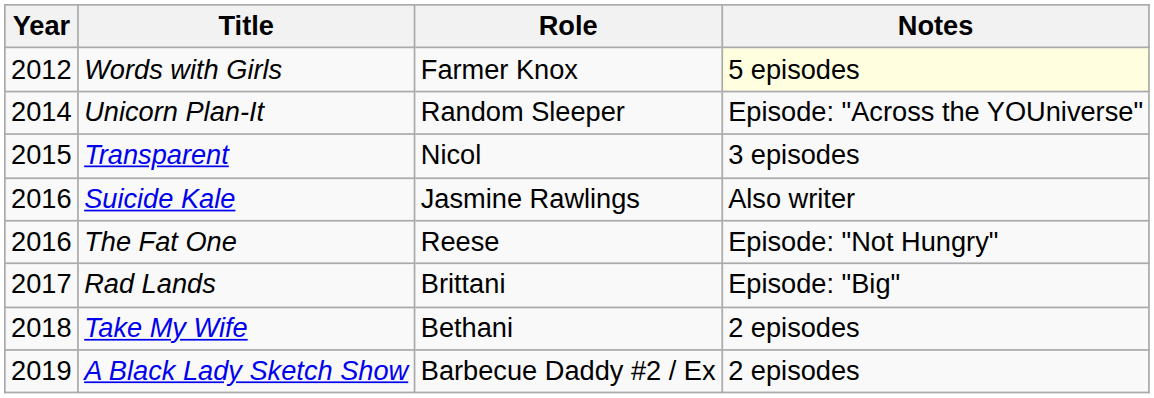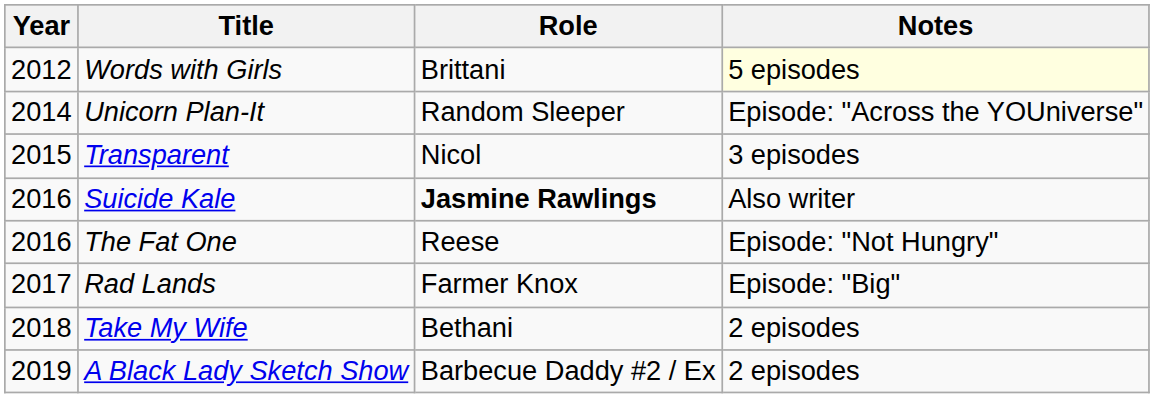(499, 69) Farmer Knox -> (463, 69) Brittani
(530, 198) normal -> (539, 198) bold
(463, 284) Brittani -> (499, 284) Farmer Knox
